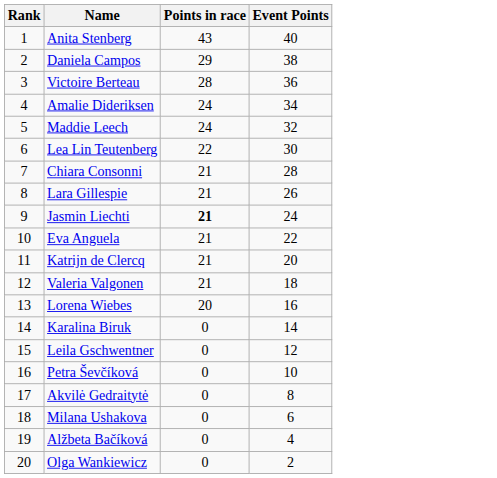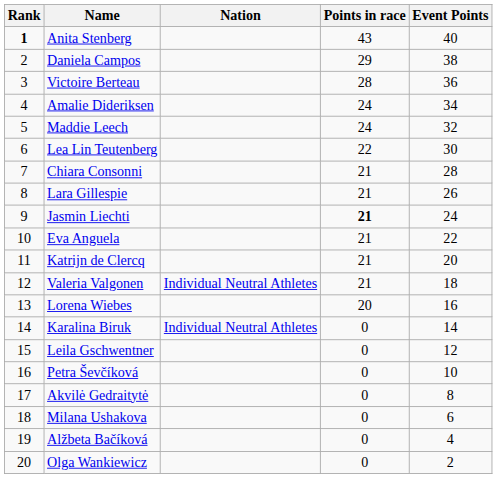+ column: (240, 15)
(24, 37) normal -> (24, 37) bold
